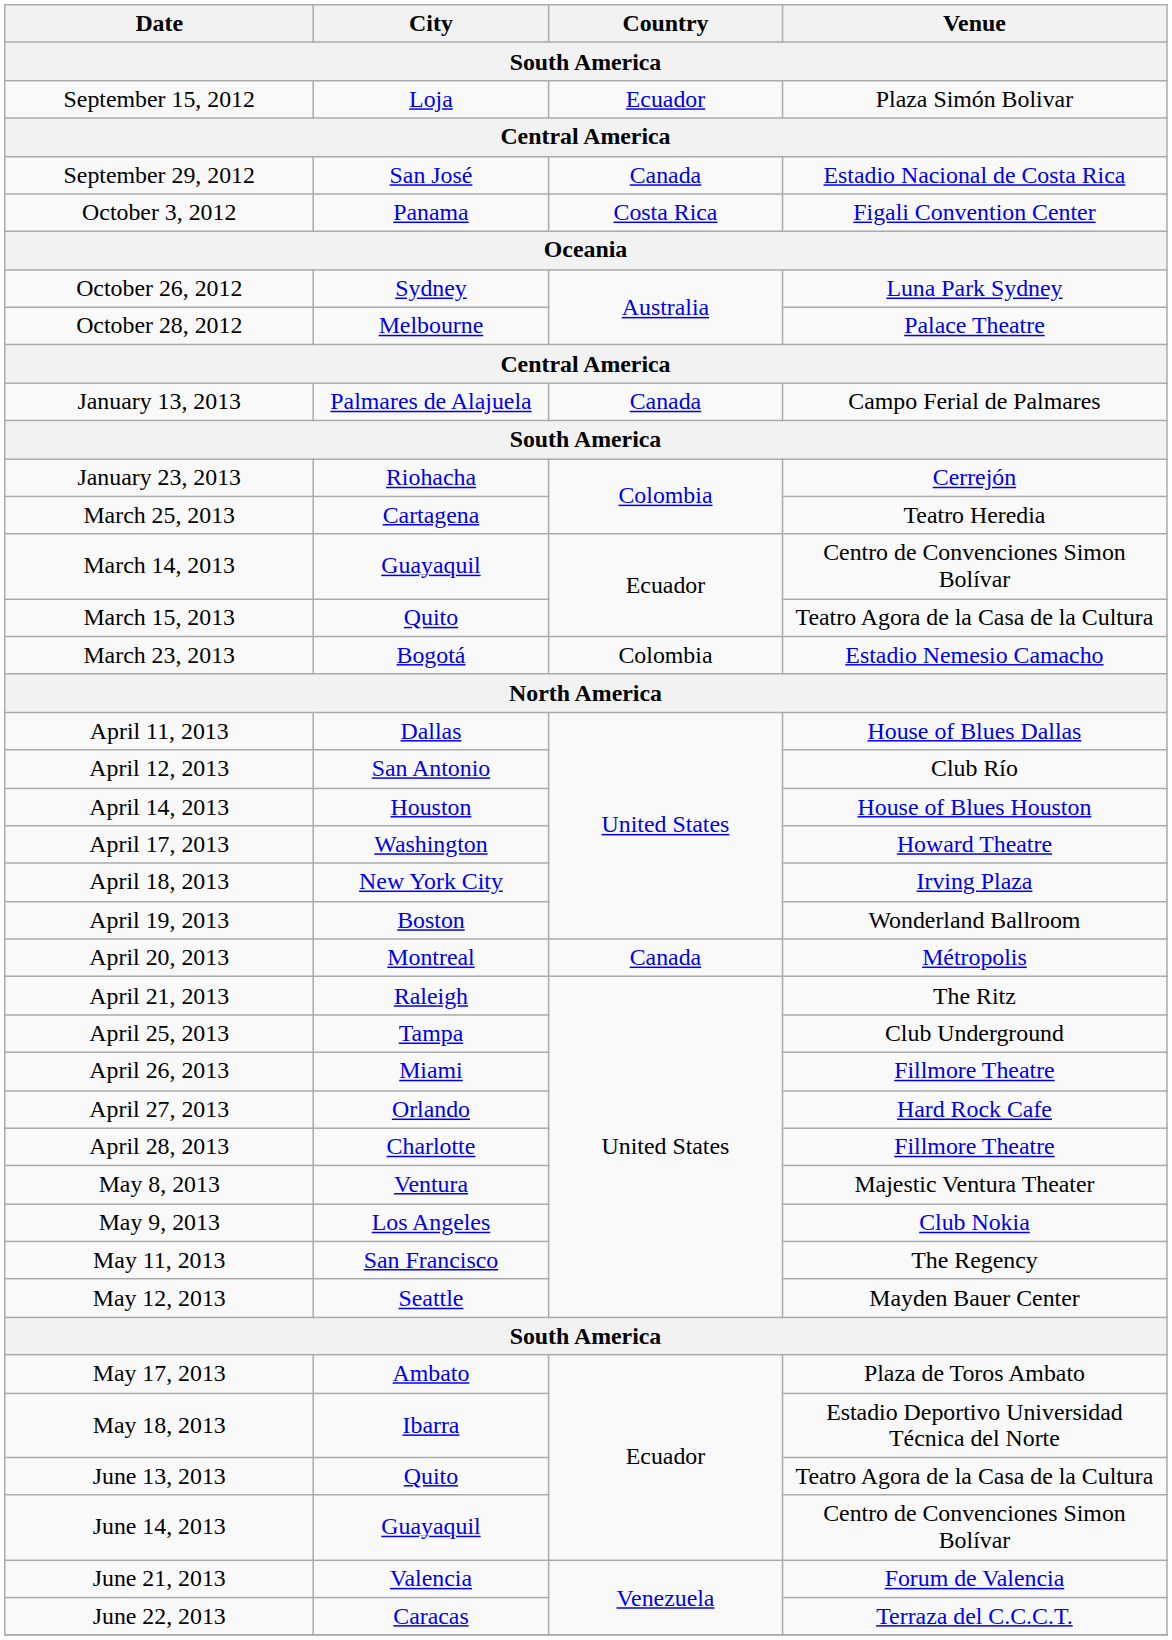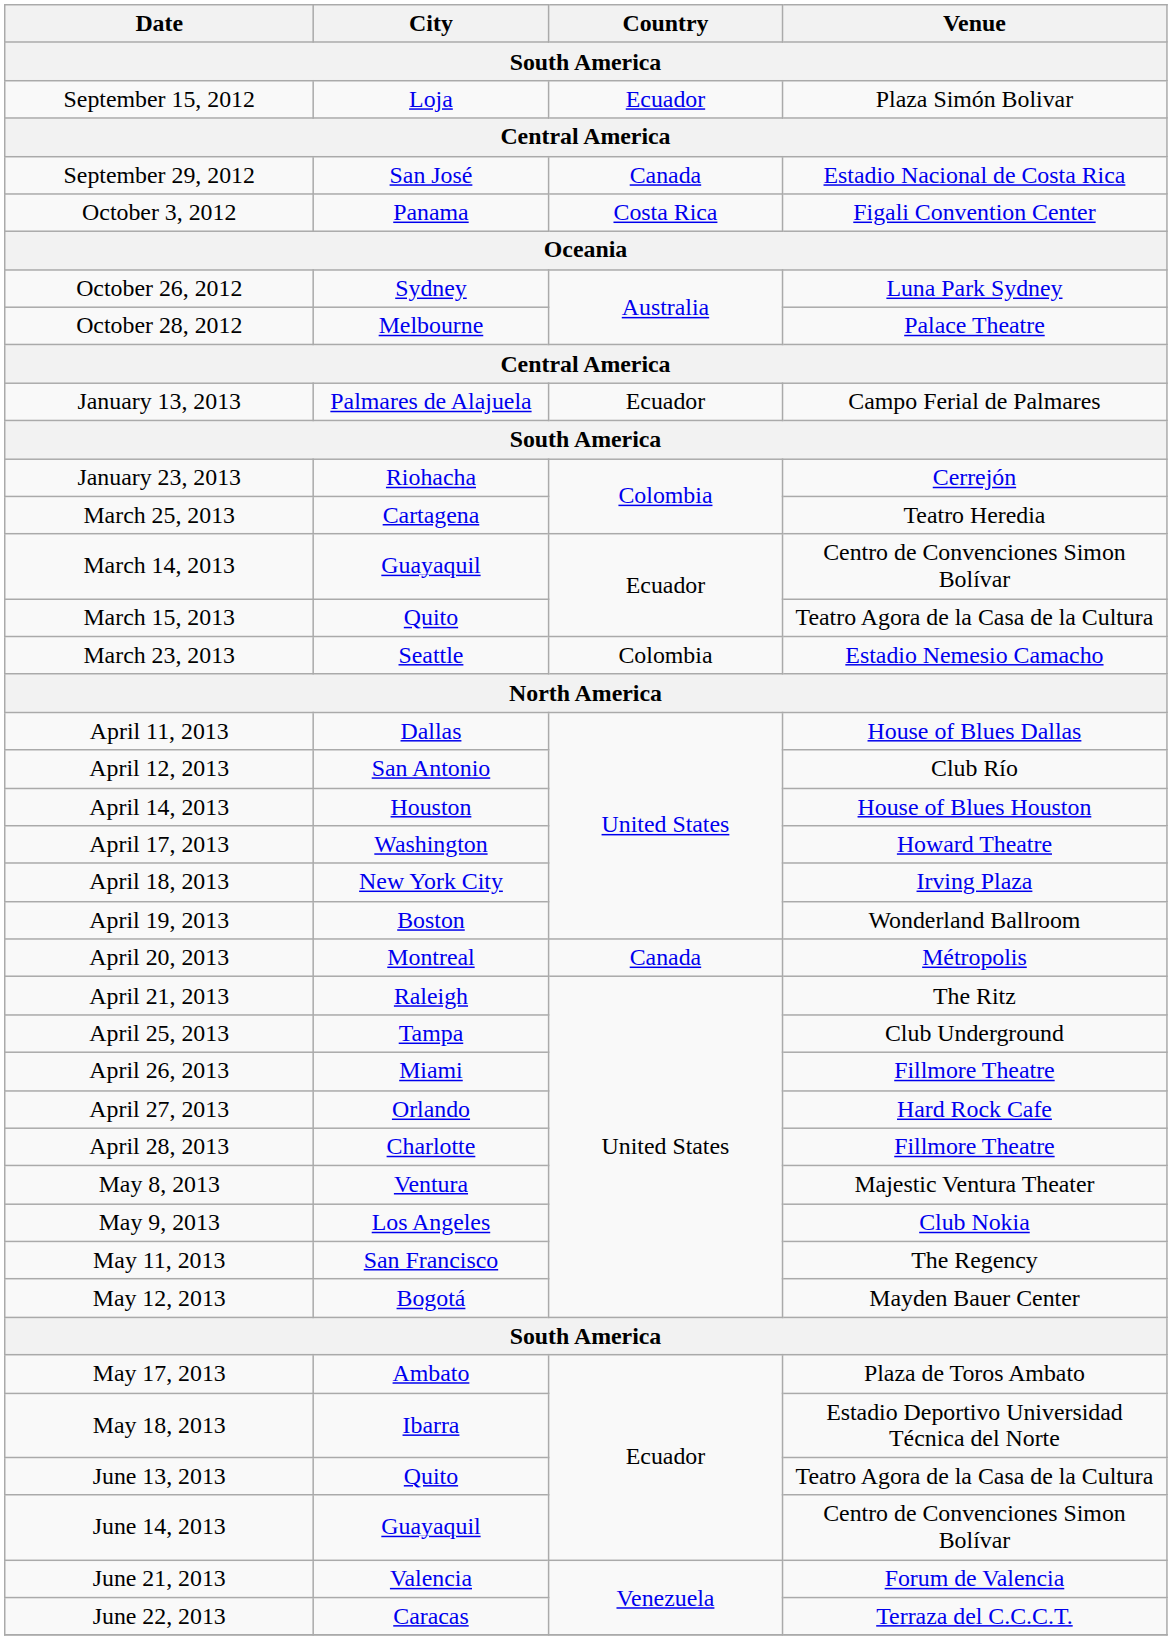(665, 401) Canada -> (665, 401) Ecuador
(431, 655) Bogotá -> (431, 655) Seattle
(431, 1297) Seattle -> (431, 1297) Bogotá
